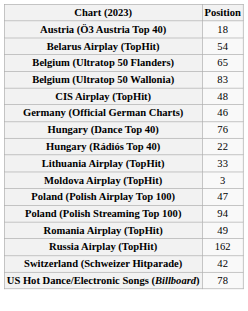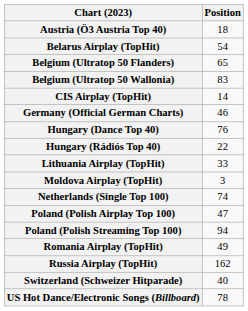(223, 96) 48 -> (223, 96) 14
+ row: (103, 197)
(223, 264) 42 -> (223, 280) 40
